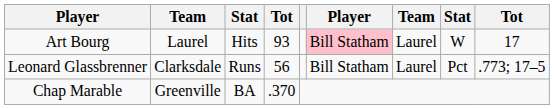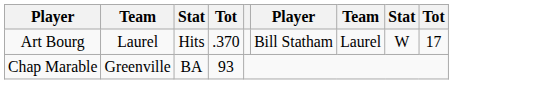(282, 41) 93 -> (226, 41) .370
(349, 41) pink background -> (294, 41) no background
- row: (78, 66)
(282, 91) .370 -> (226, 66) 93
